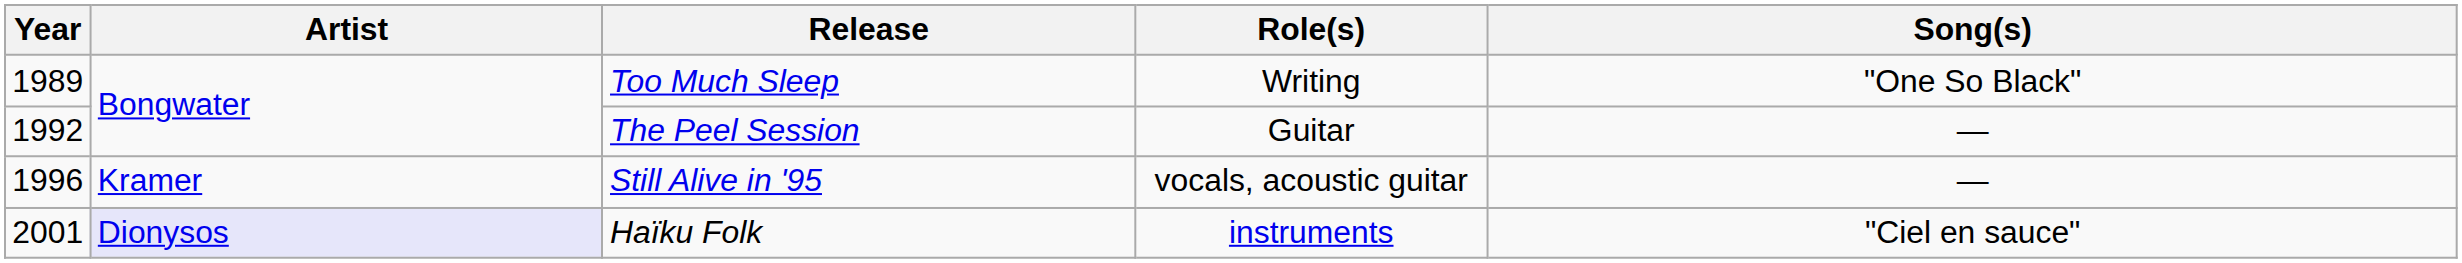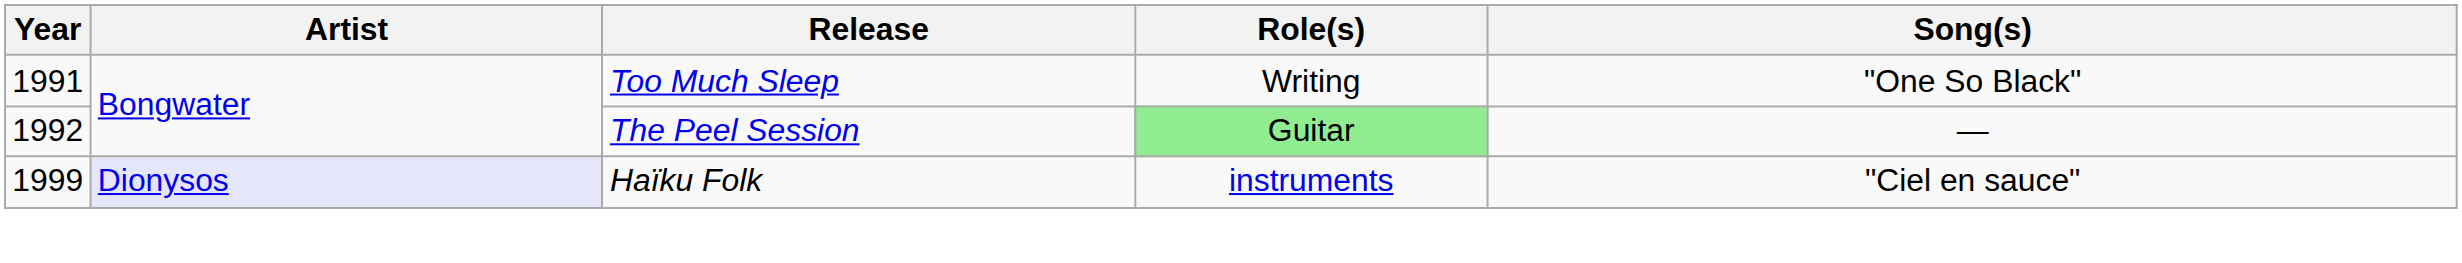(48, 80) 1989 -> (48, 80) 1991
(1311, 130) no background -> (1311, 130) lightgreen background
- row: (716, 181)
(48, 231) 2001 -> (48, 181) 1999
